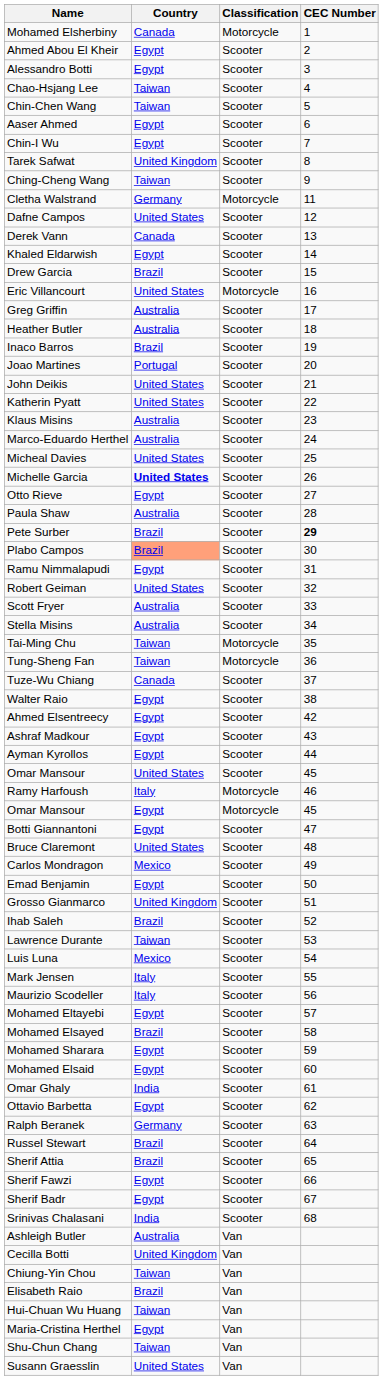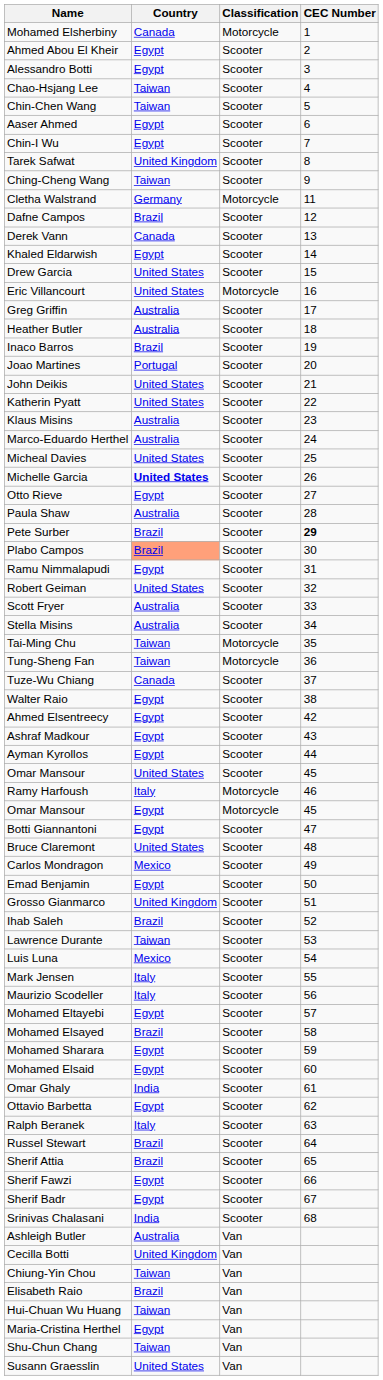(169, 217) United States -> (148, 217) Brazil
(148, 273) Brazil -> (169, 273) United States
(158, 1125) Germany -> (145, 1125) Italy
